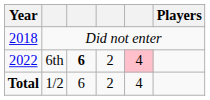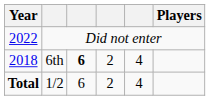(23, 38) 2018 -> (23, 38) 2022
(23, 60) 2022 -> (23, 60) 2018
(139, 60) pink background -> (139, 60) no background
